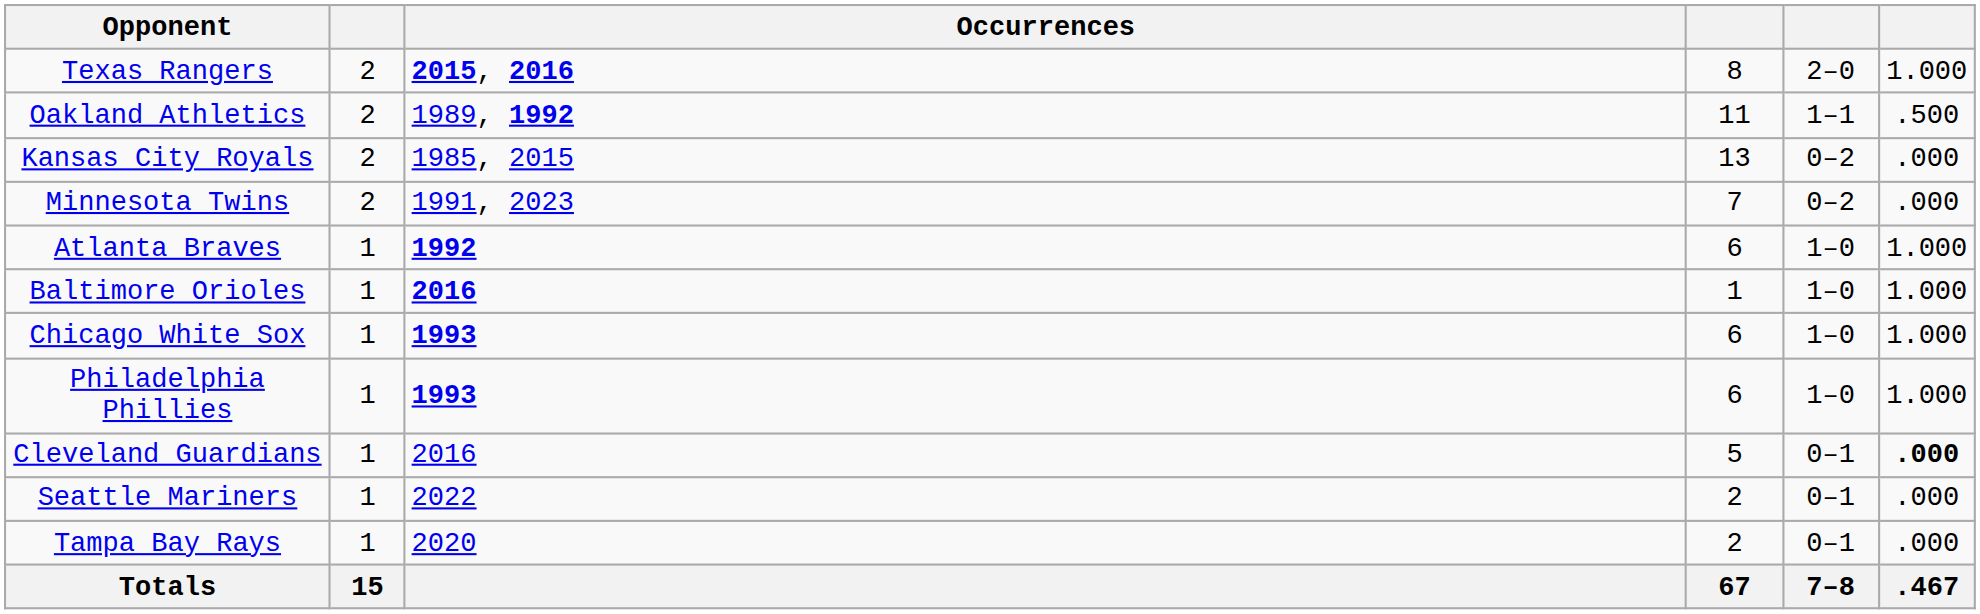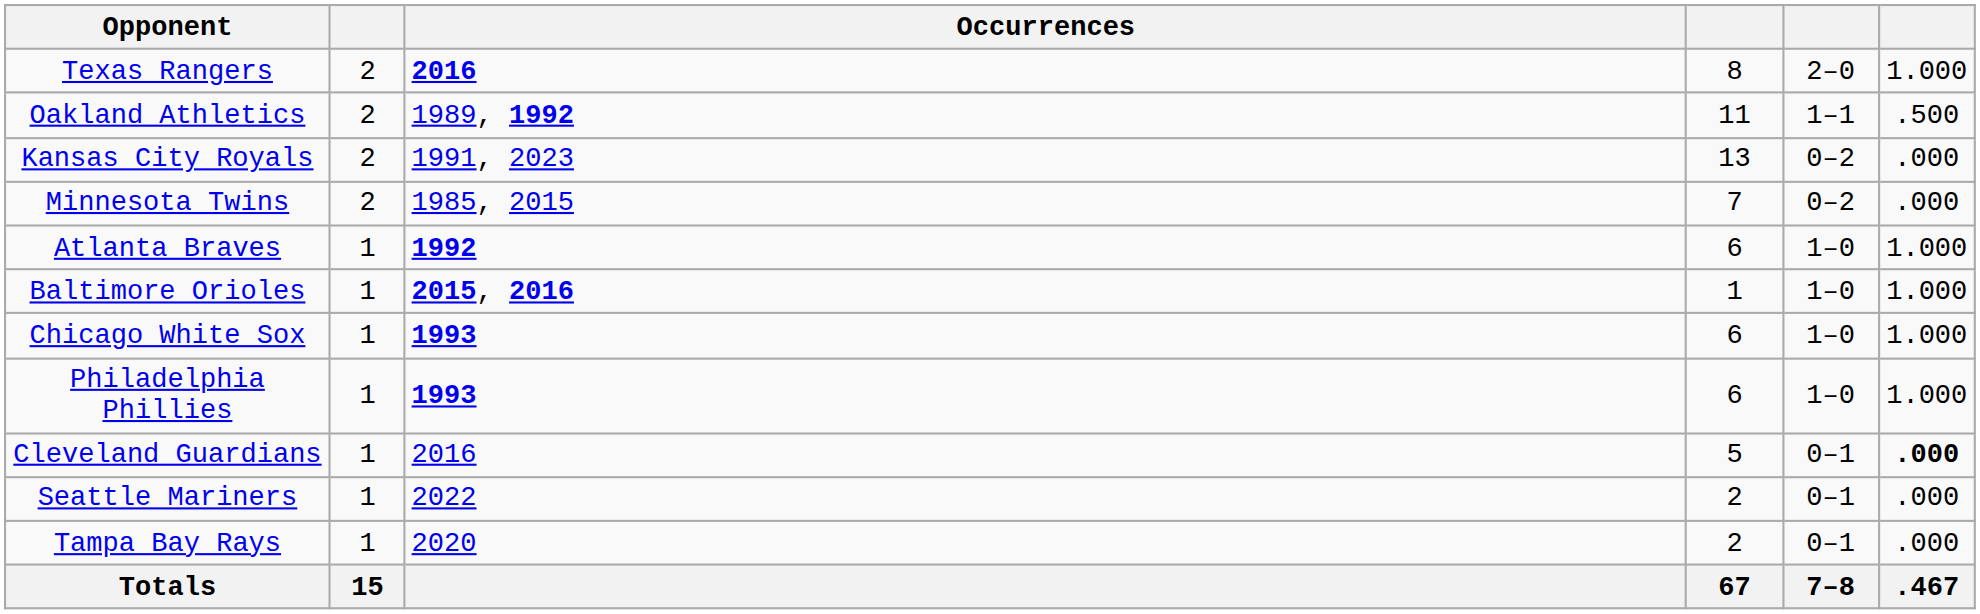(493, 71) 2015, 2016 -> (444, 71) 2016
(493, 159) 1985, 2015 -> (493, 159) 1991, 2023
(493, 203) 1991, 2023 -> (493, 203) 1985, 2015
(444, 291) 2016 -> (493, 291) 2015, 2016
